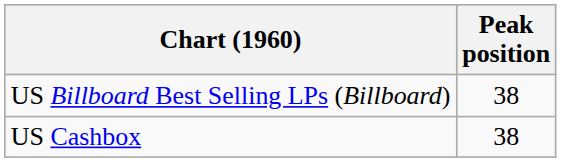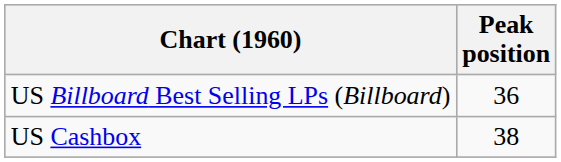(506, 95) 38 -> (506, 95) 36
